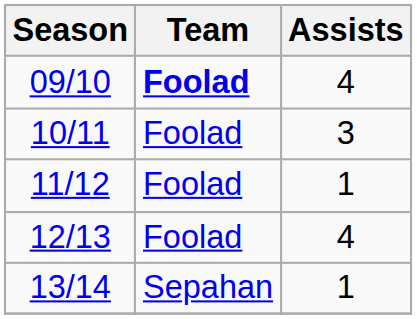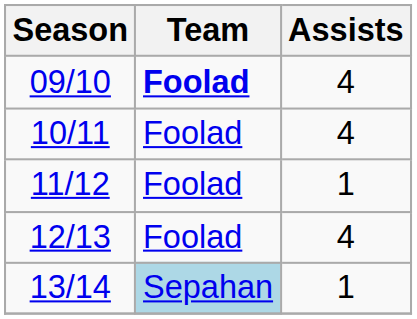(346, 133) 3 -> (346, 133) 4
(208, 287) no background -> (208, 287) lightblue background
